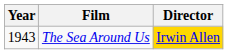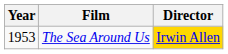(22, 37) 1943 -> (22, 37) 1953
